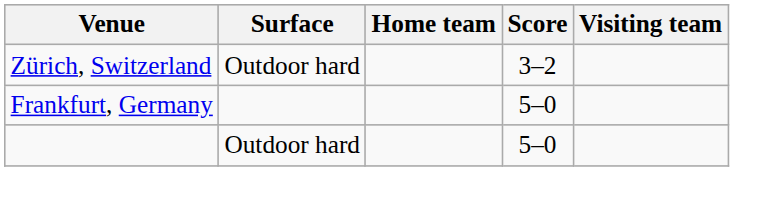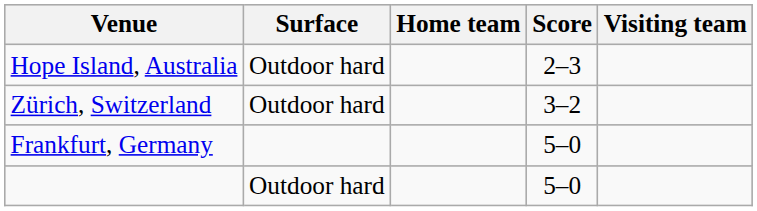+ row: (124, 64)
